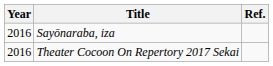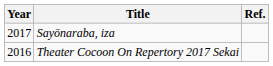(19, 33) 2016 -> (19, 33) 2017
